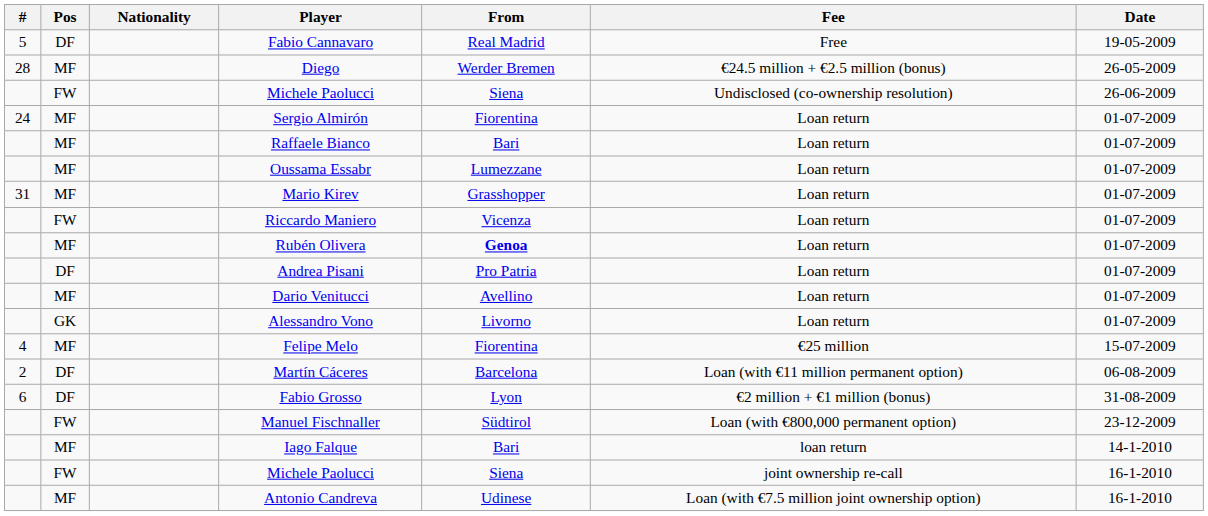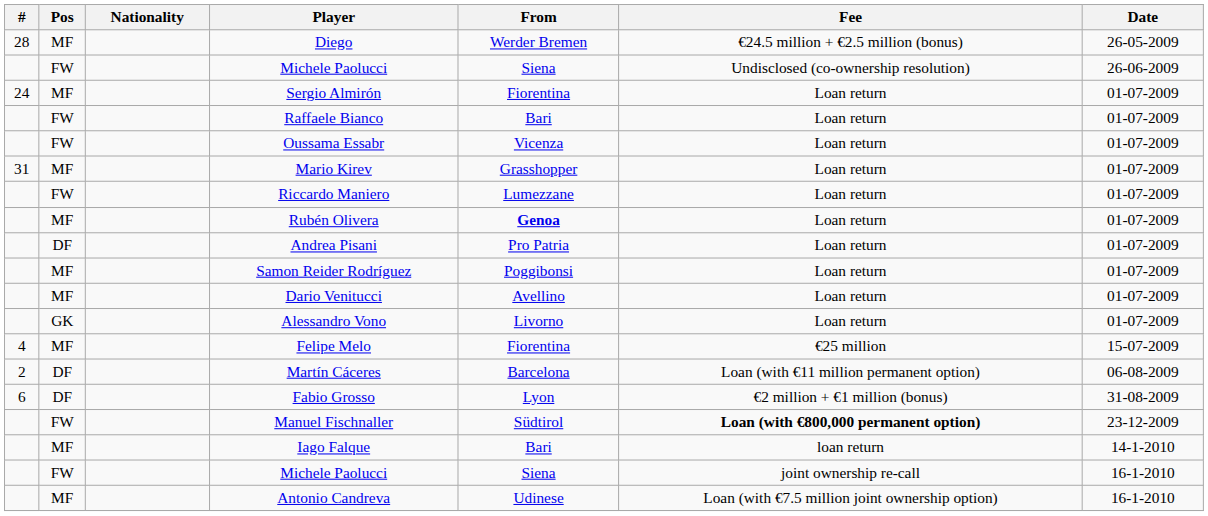- row: (23, 42)
(65, 143) MF -> (62, 118) FW
(65, 169) MF -> (62, 143) FW
(506, 169) Lumezzane -> (539, 143) Vicenza
(506, 219) Vicenza -> (539, 194) Lumezzane
+ row: (22, 270)
(833, 422) normal -> (851, 422) bold
